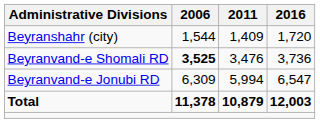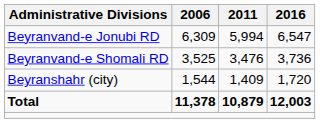rows swapped: (84, 79) <-> (63, 36)
(199, 58) bold -> (199, 58) normal
